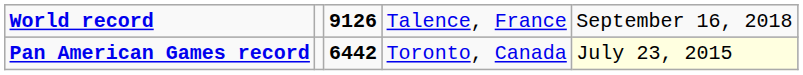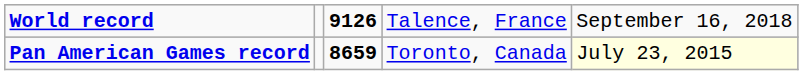(353, 54) 6442 -> (353, 54) 8659
